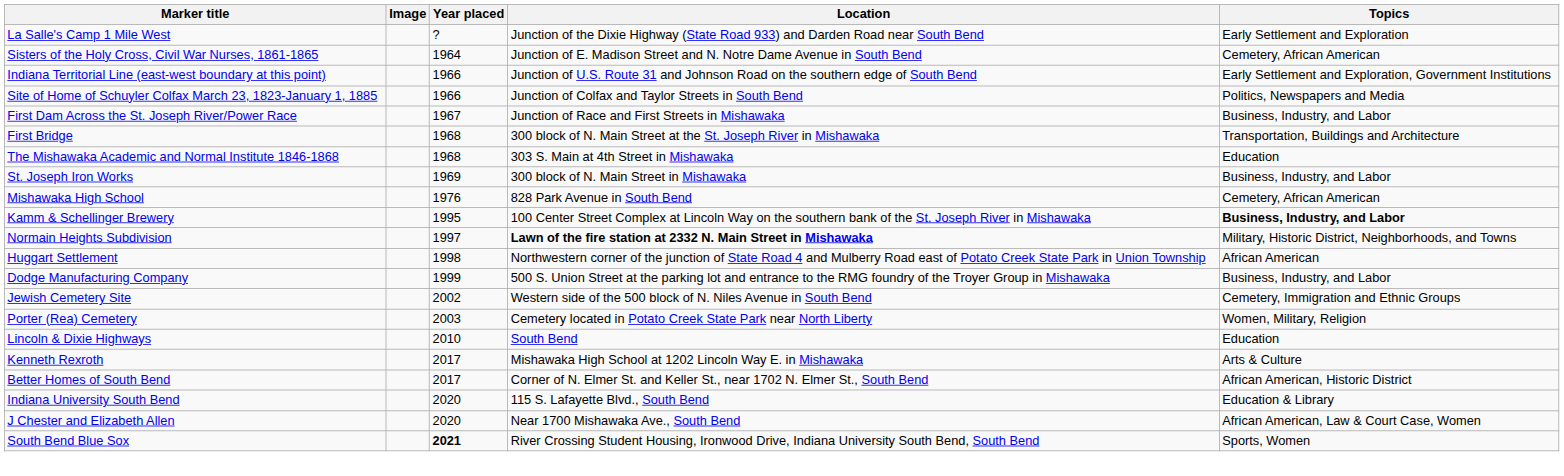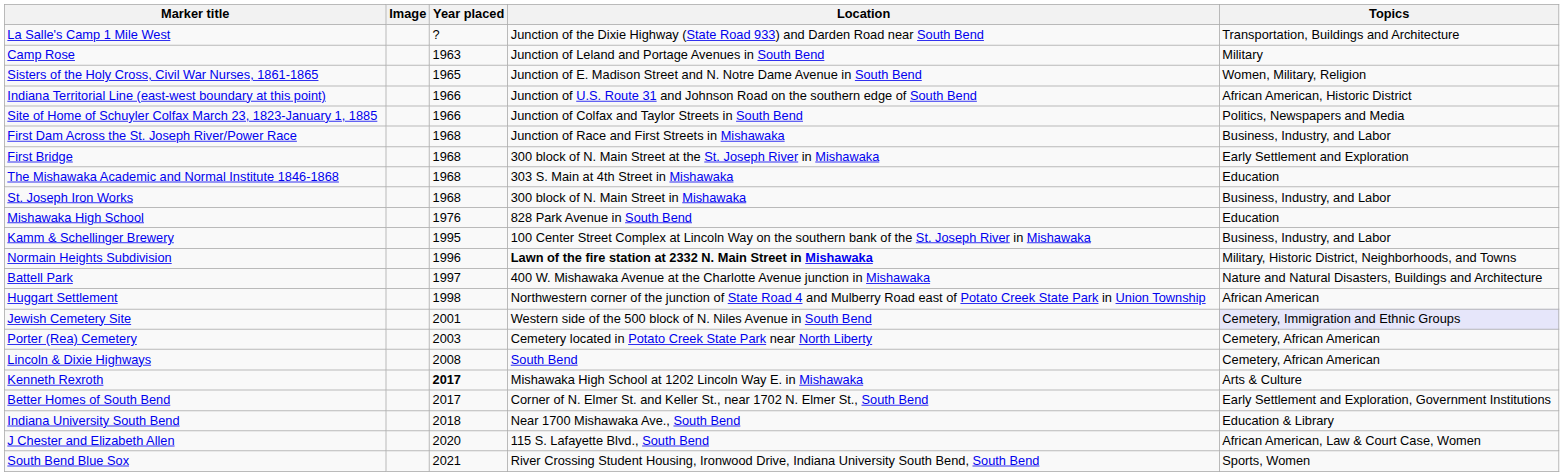(1315, 34) Early Settlement and Exploration -> (1341, 34) Transportation, Buildings and Architecture
+ row: (41, 55)
(447, 55) 1964 -> (447, 75) 1965
(1301, 55) Cemetery, African American -> (1294, 75) Women, Military, Religion
(1387, 75) Early Settlement and Exploration, Government Institutions -> (1317, 95) African American, Historic District
(447, 116) 1967 -> (447, 136) 1968
(1341, 136) Transportation, Buildings and Architecture -> (1315, 156) Early Settlement and Exploration
(447, 177) 1969 -> (447, 197) 1968
(1301, 197) Cemetery, African American -> (1251, 217) Education
(1314, 217) bold -> (1306, 237) normal
(447, 237) 1997 -> (447, 258) 1996
+ row: (40, 278)
- row: (98, 278)
(447, 298) 2002 -> (447, 319) 2001
(1341, 298) no background -> (1341, 319) lavender background
(1294, 319) Women, Military, Religion -> (1301, 339) Cemetery, African American
(447, 339) 2010 -> (447, 359) 2008
(1251, 339) Education -> (1301, 359) Cemetery, African American
(447, 359) normal -> (447, 380) bold
(1317, 380) African American, Historic District -> (1387, 400) Early Settlement and Exploration, Government Institutions
(447, 400) 2020 -> (447, 420) 2018
(610, 400) 115 S. Lafayette Blvd., South Bend -> (626, 420) Near 1700 Mishawaka Ave., South Bend
(626, 420) Near 1700 Mishawaka Ave., South Bend -> (610, 440) 115 S. Lafayette Blvd., South Bend
(447, 440) bold -> (447, 461) normal
